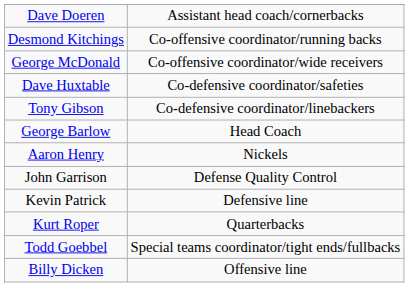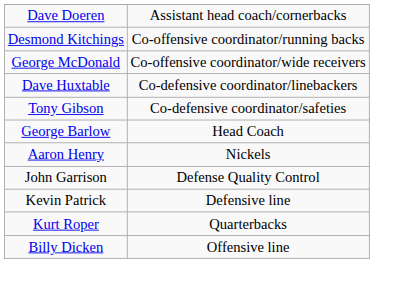(265, 85) Co-defensive coordinator/safeties -> (248, 85) Co-defensive coordinator/linebackers
(265, 108) Co-defensive coordinator/linebackers -> (248, 108) Co-defensive coordinator/safeties
- row: (66, 246)
